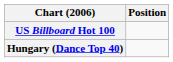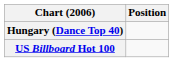rows swapped: (65, 48) <-> (65, 30)
